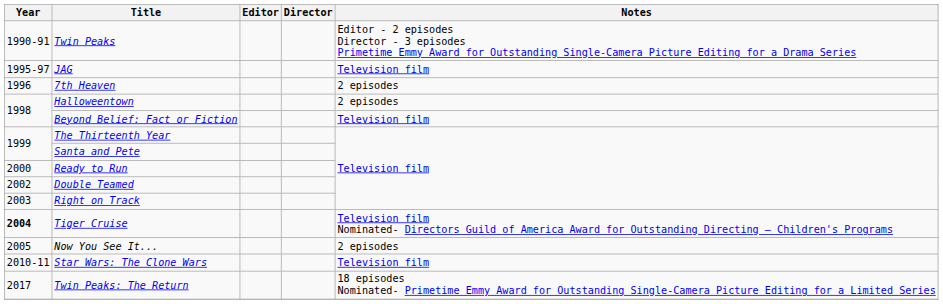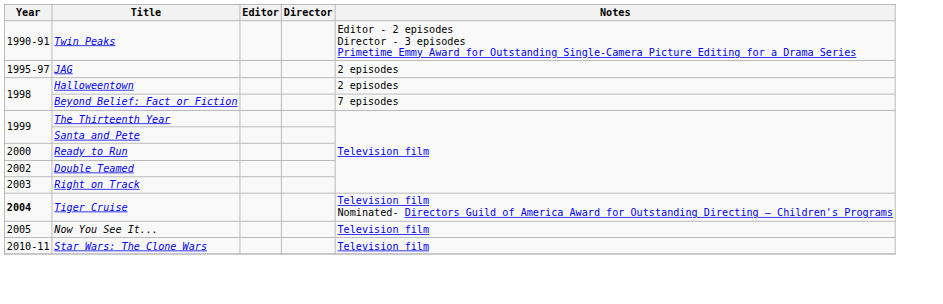(383, 69) Television film -> (368, 69) 2 episodes
- row: (85, 86)
(383, 119) Television film -> (368, 102) 7 episodes
(368, 246) 2 episodes -> (383, 230) Television film
- row: (122, 285)
